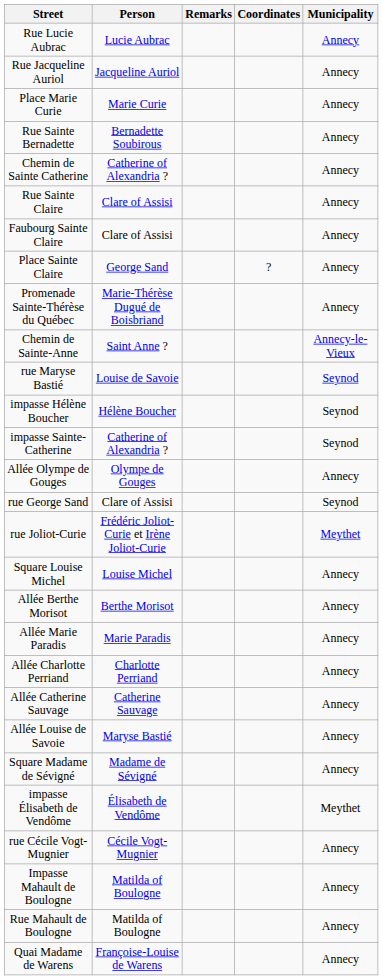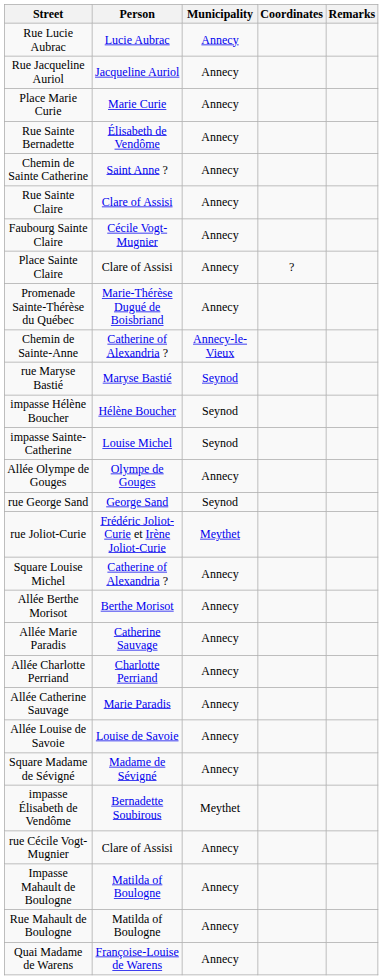columns swapped: (340, 14) <-> (209, 14)
(137, 137) Bernadette Soubirous -> (137, 137) Élisabeth de Vendôme
(137, 169) Catherine of Alexandria ? -> (137, 169) Saint Anne ?
(137, 234) Clare of Assisi -> (137, 234) Cécile Vogt-Mugnier
(137, 267) George Sand -> (137, 267) Clare of Assisi
(137, 346) Saint Anne ? -> (137, 346) Catherine of Alexandria ?
(137, 378) Louise de Savoie -> (137, 378) Maryse Bastié
(137, 443) Catherine of Alexandria ? -> (137, 443) Louise Michel
(137, 501) Clare of Assisi -> (137, 501) George Sand
(137, 573) Louise Michel -> (137, 573) Catherine of Alexandria ?
(137, 638) Marie Paradis -> (137, 638) Catherine Sauvage
(137, 703) Catherine Sauvage -> (137, 703) Marie Paradis
(137, 736) Maryse Bastié -> (137, 736) Louise de Savoie
(137, 808) Élisabeth de Vendôme -> (137, 808) Bernadette Soubirous
(137, 847) Cécile Vogt-Mugnier -> (137, 847) Clare of Assisi
